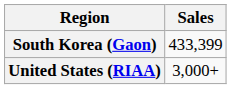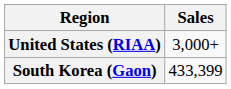rows swapped: (85, 44) <-> (85, 70)
